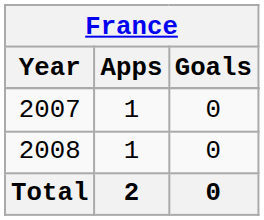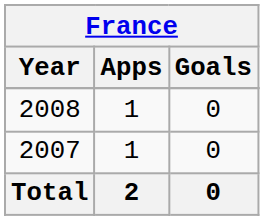rows swapped: (50, 110) <-> (50, 152)
